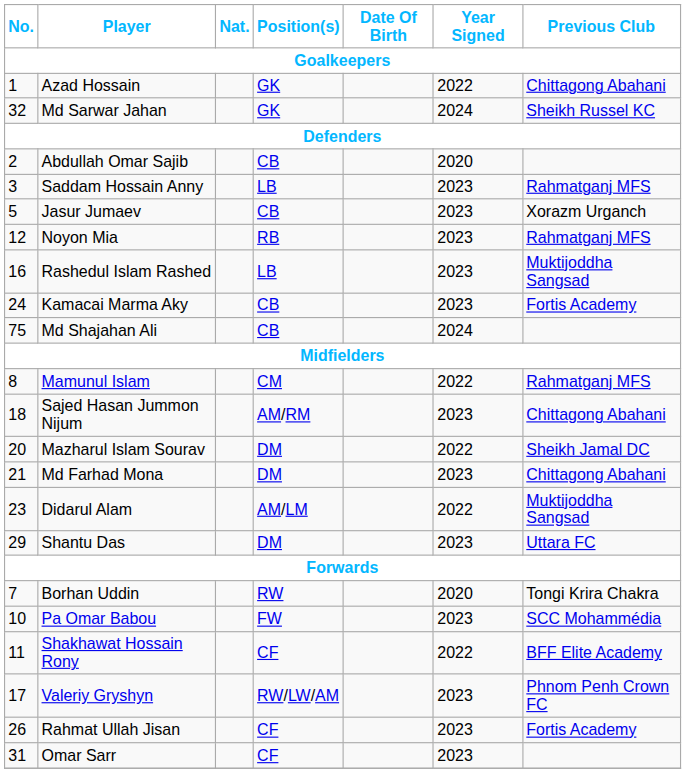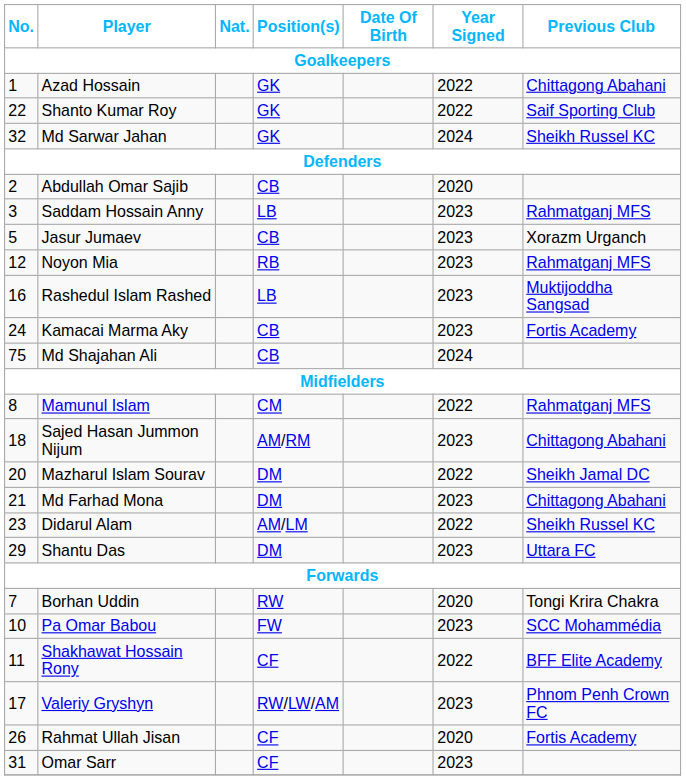+ row: (109, 111)
(569, 509) Muktijoddha Sangsad -> (591, 525) Sheikh Russel KC
(455, 730) 2023 -> (455, 738) 2020
